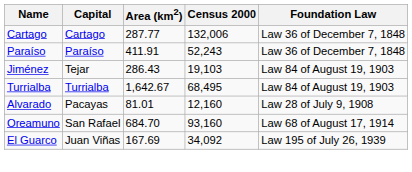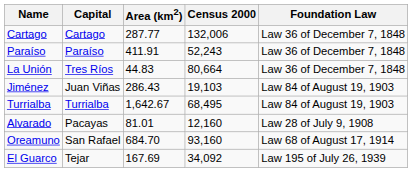+ row: (29, 69)
(77, 69) Tejar -> (93, 87) Juan Viñas
(93, 140) Juan Viñas -> (77, 158) Tejar
